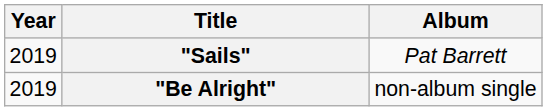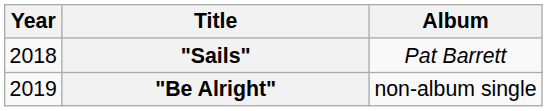(33, 55) 2019 -> (33, 55) 2018
